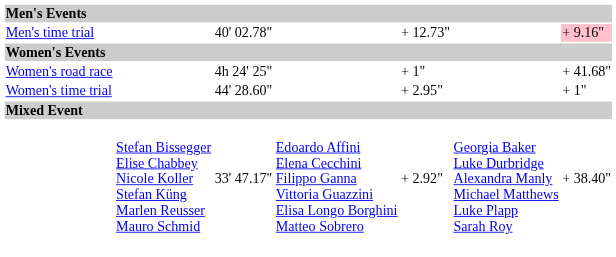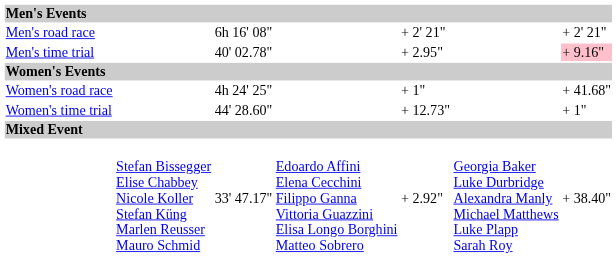+ row: (243, 32)
(425, 32) + 12.73" -> (422, 52) + 2.95"
(422, 91) + 2.95" -> (425, 110) + 12.73"
